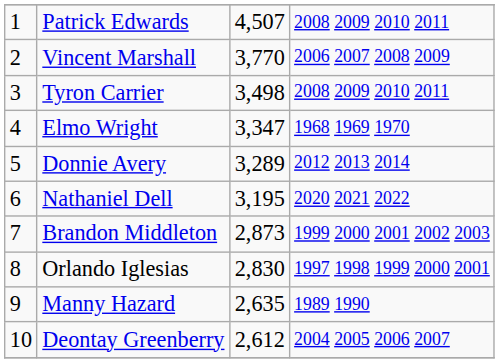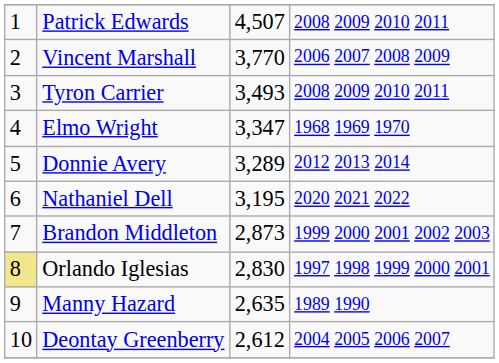(260, 92) 3,498 -> (260, 92) 3,493
(15, 269) no background -> (15, 269) khaki background
